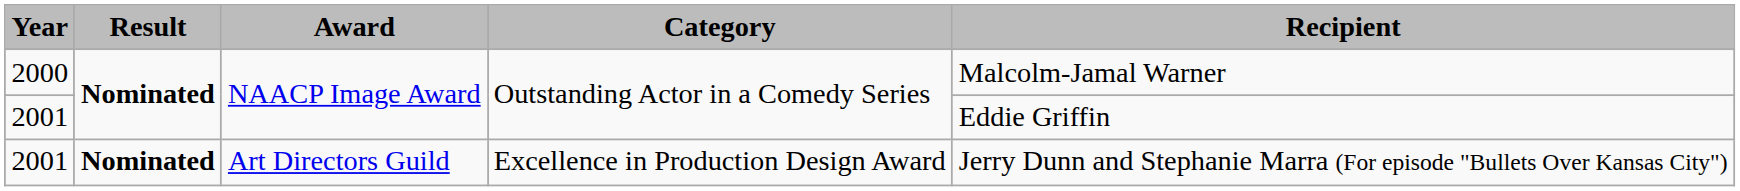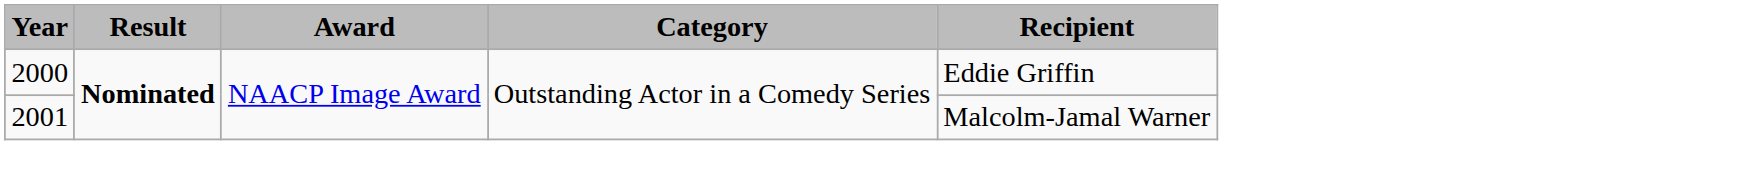(1092, 71) Malcolm-Jamal Warner -> (1019, 71) Eddie Griffin
(1034, 116) Eddie Griffin -> (1077, 116) Malcolm-Jamal Warner
- row: (40, 161)
